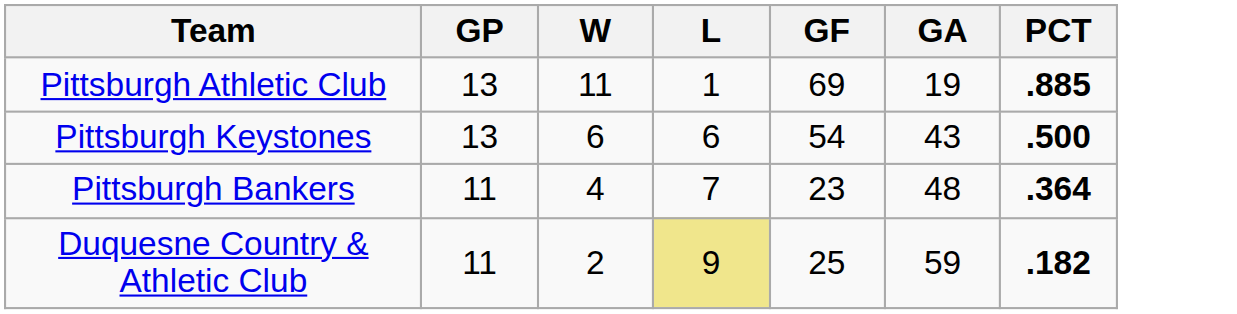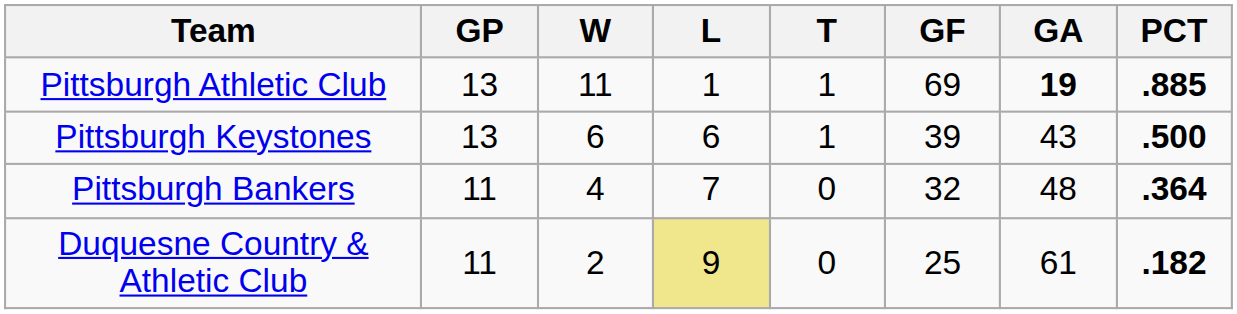+ column: (827, 31)
(943, 84) normal -> (1058, 84) bold
(827, 137) 54 -> (943, 137) 39
(827, 190) 23 -> (943, 190) 32
(943, 261) 59 -> (1058, 261) 61
